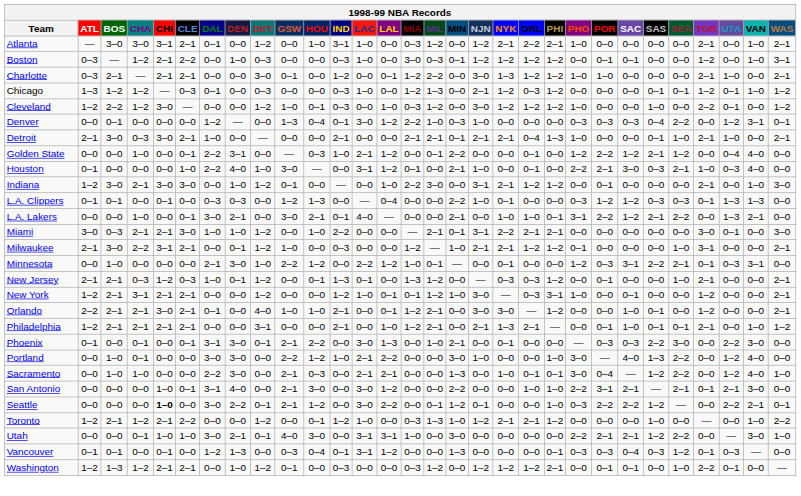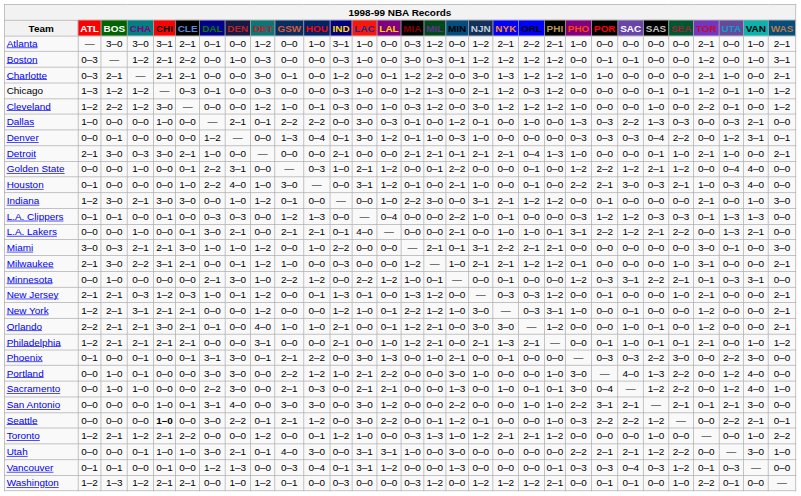+ row: (20, 122)
(412, 122) 2–2 -> (412, 138) 0–1
(289, 217) 3–0 -> (289, 232) 2–1
(412, 295) 0–1 -> (412, 311) 2–2
(289, 389) 2–1 -> (289, 405) 3–0
